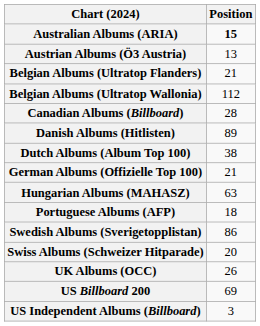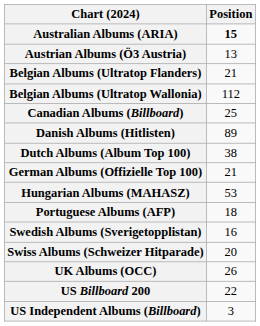(231, 113) 28 -> (231, 113) 25
(231, 192) 63 -> (231, 192) 53
(231, 232) 86 -> (231, 232) 16
(231, 291) 69 -> (231, 291) 22
